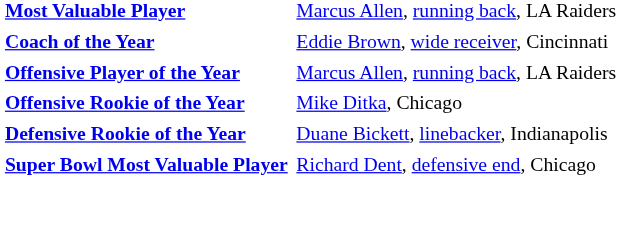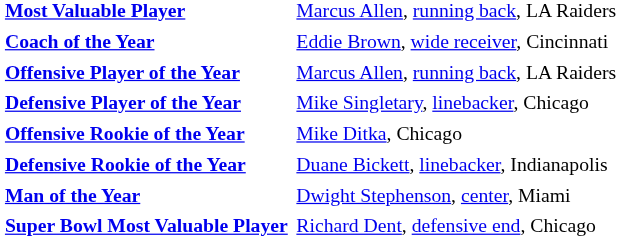+ row: (123, 103)
+ row: (73, 195)
